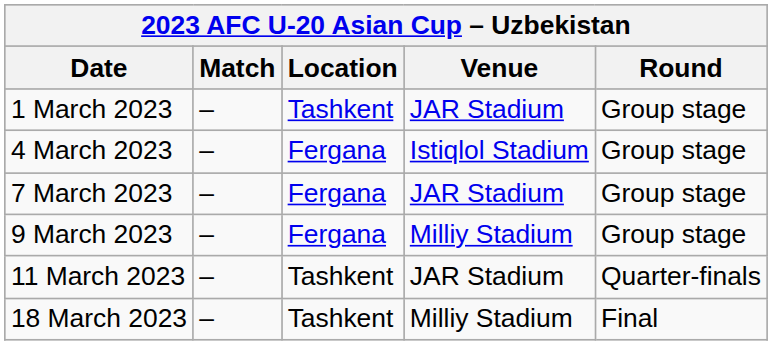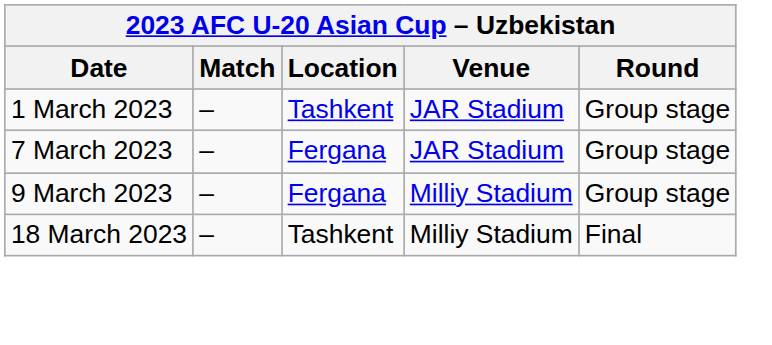- row: (92, 151)
- row: (98, 276)
